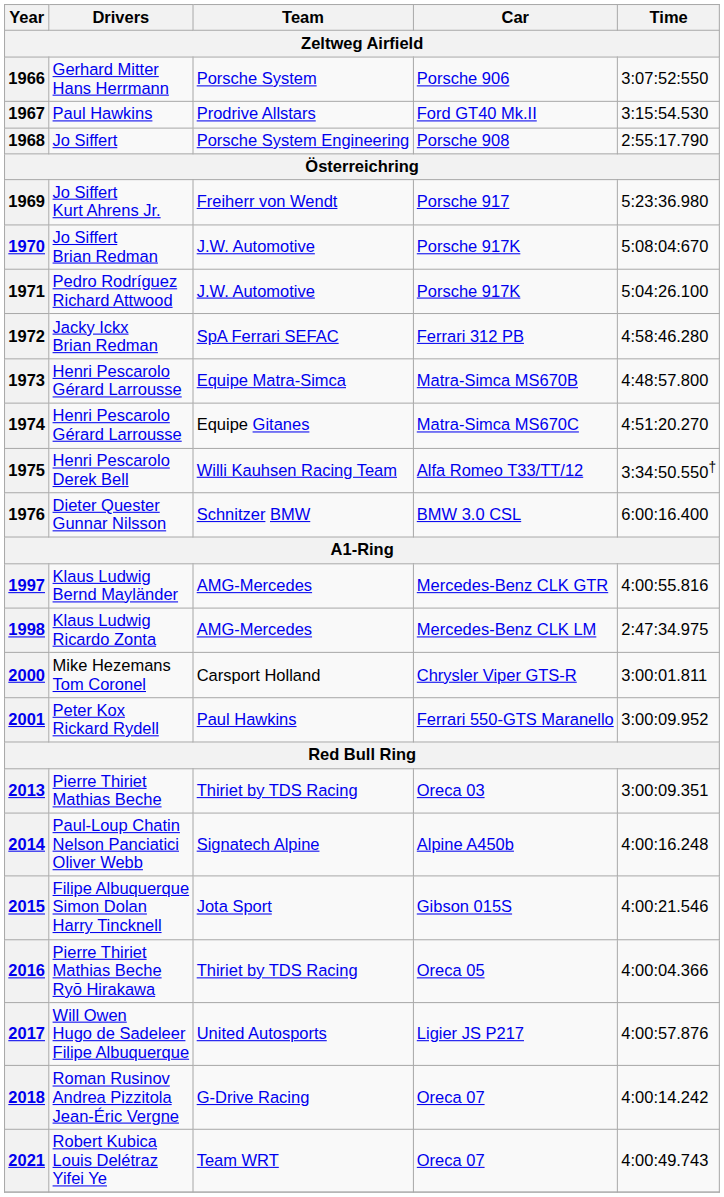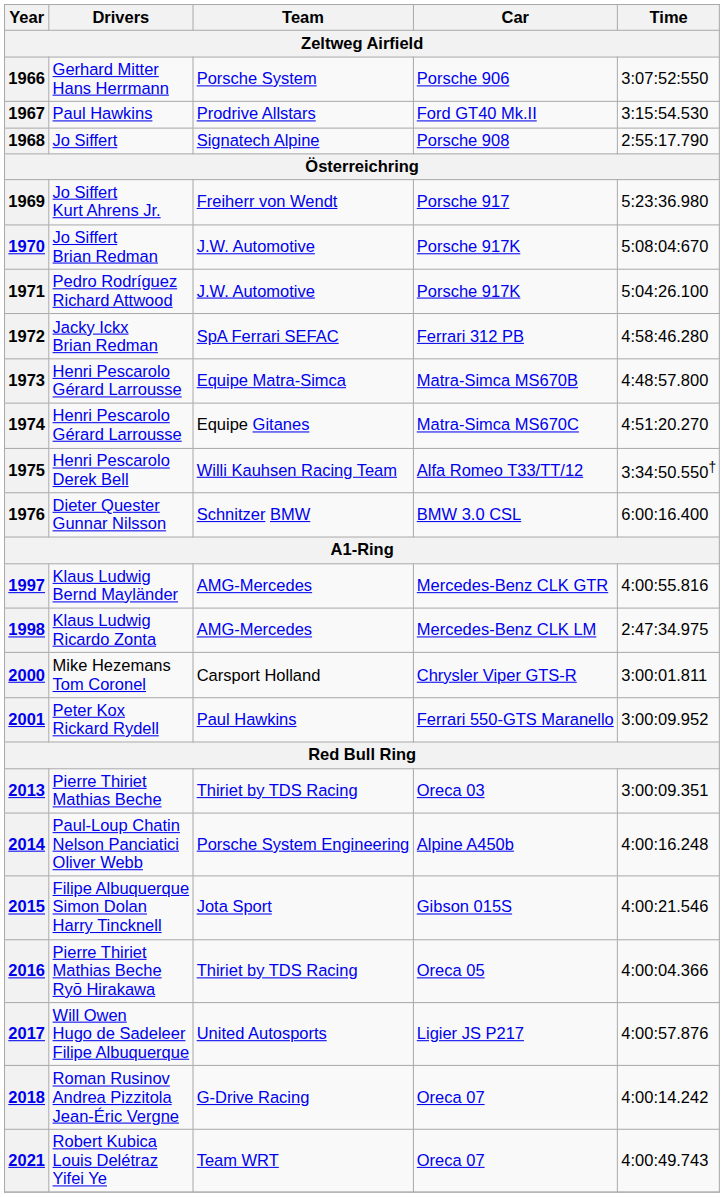(303, 140) Porsche System Engineering -> (258, 140) Signatech Alpine
(258, 844) Signatech Alpine -> (303, 844) Porsche System Engineering
